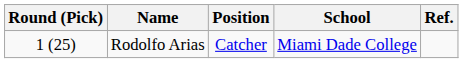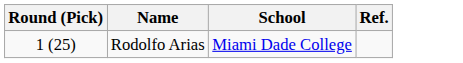- column: (241, 17)
